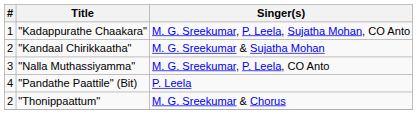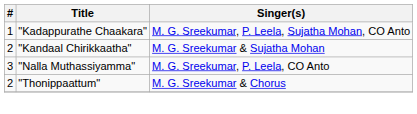- row: (78, 84)
